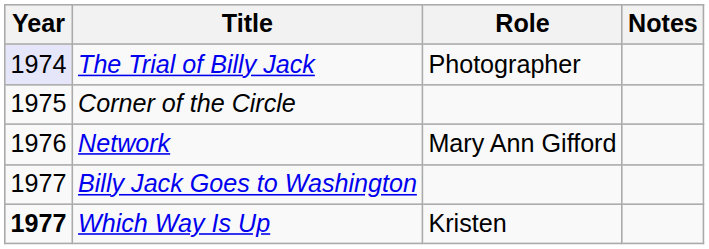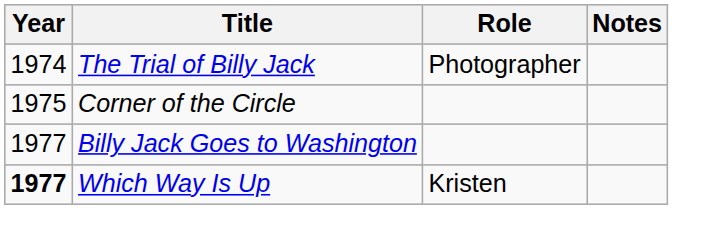(39, 64) lavender background -> (39, 64) no background
- row: (124, 143)
